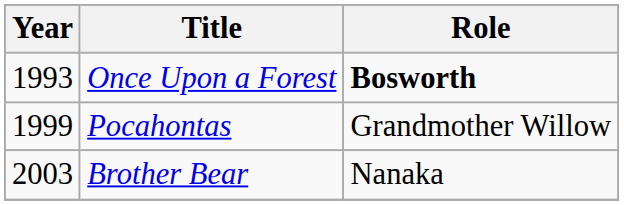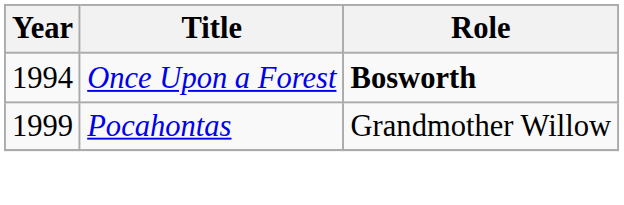(43, 77) 1993 -> (43, 77) 1994
- row: (168, 174)
